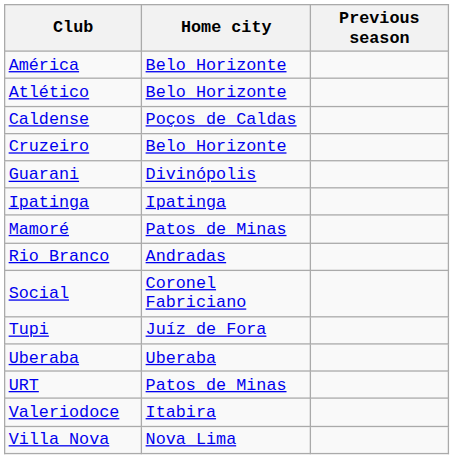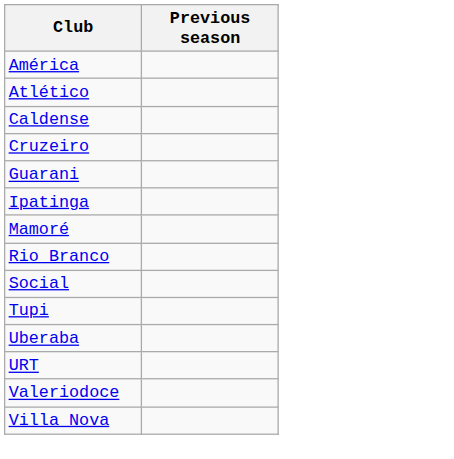- column: (226, 28)
